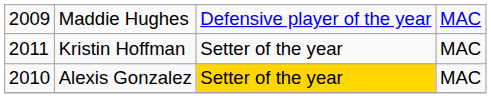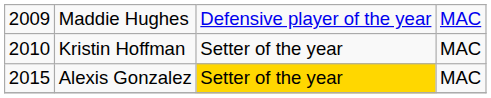(29, 48) 2011 -> (30, 48) 2010
(30, 78) 2010 -> (30, 78) 2015
